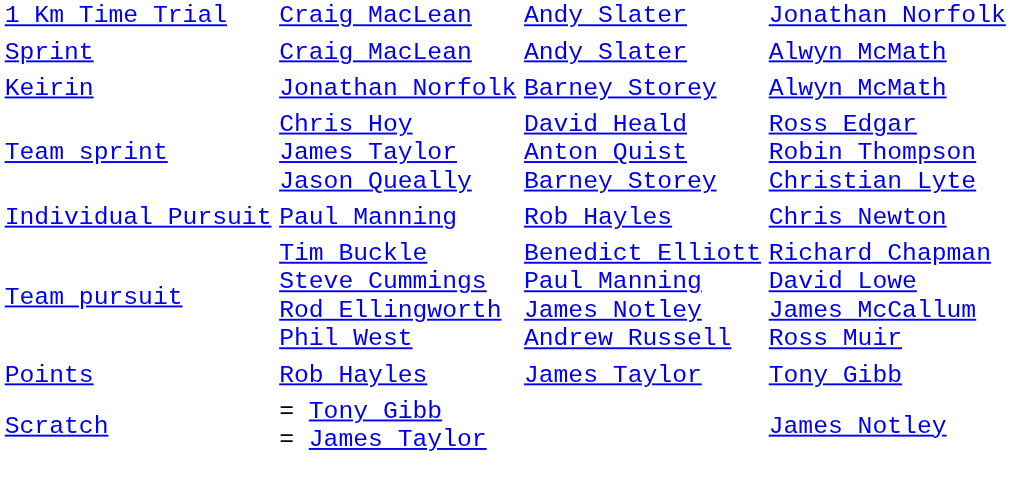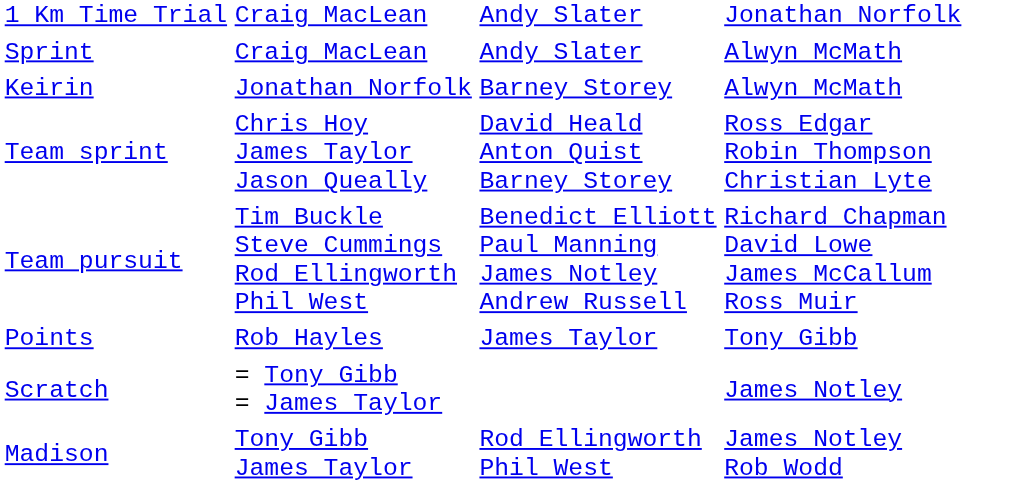- row: (138, 217)
+ row: (57, 454)
